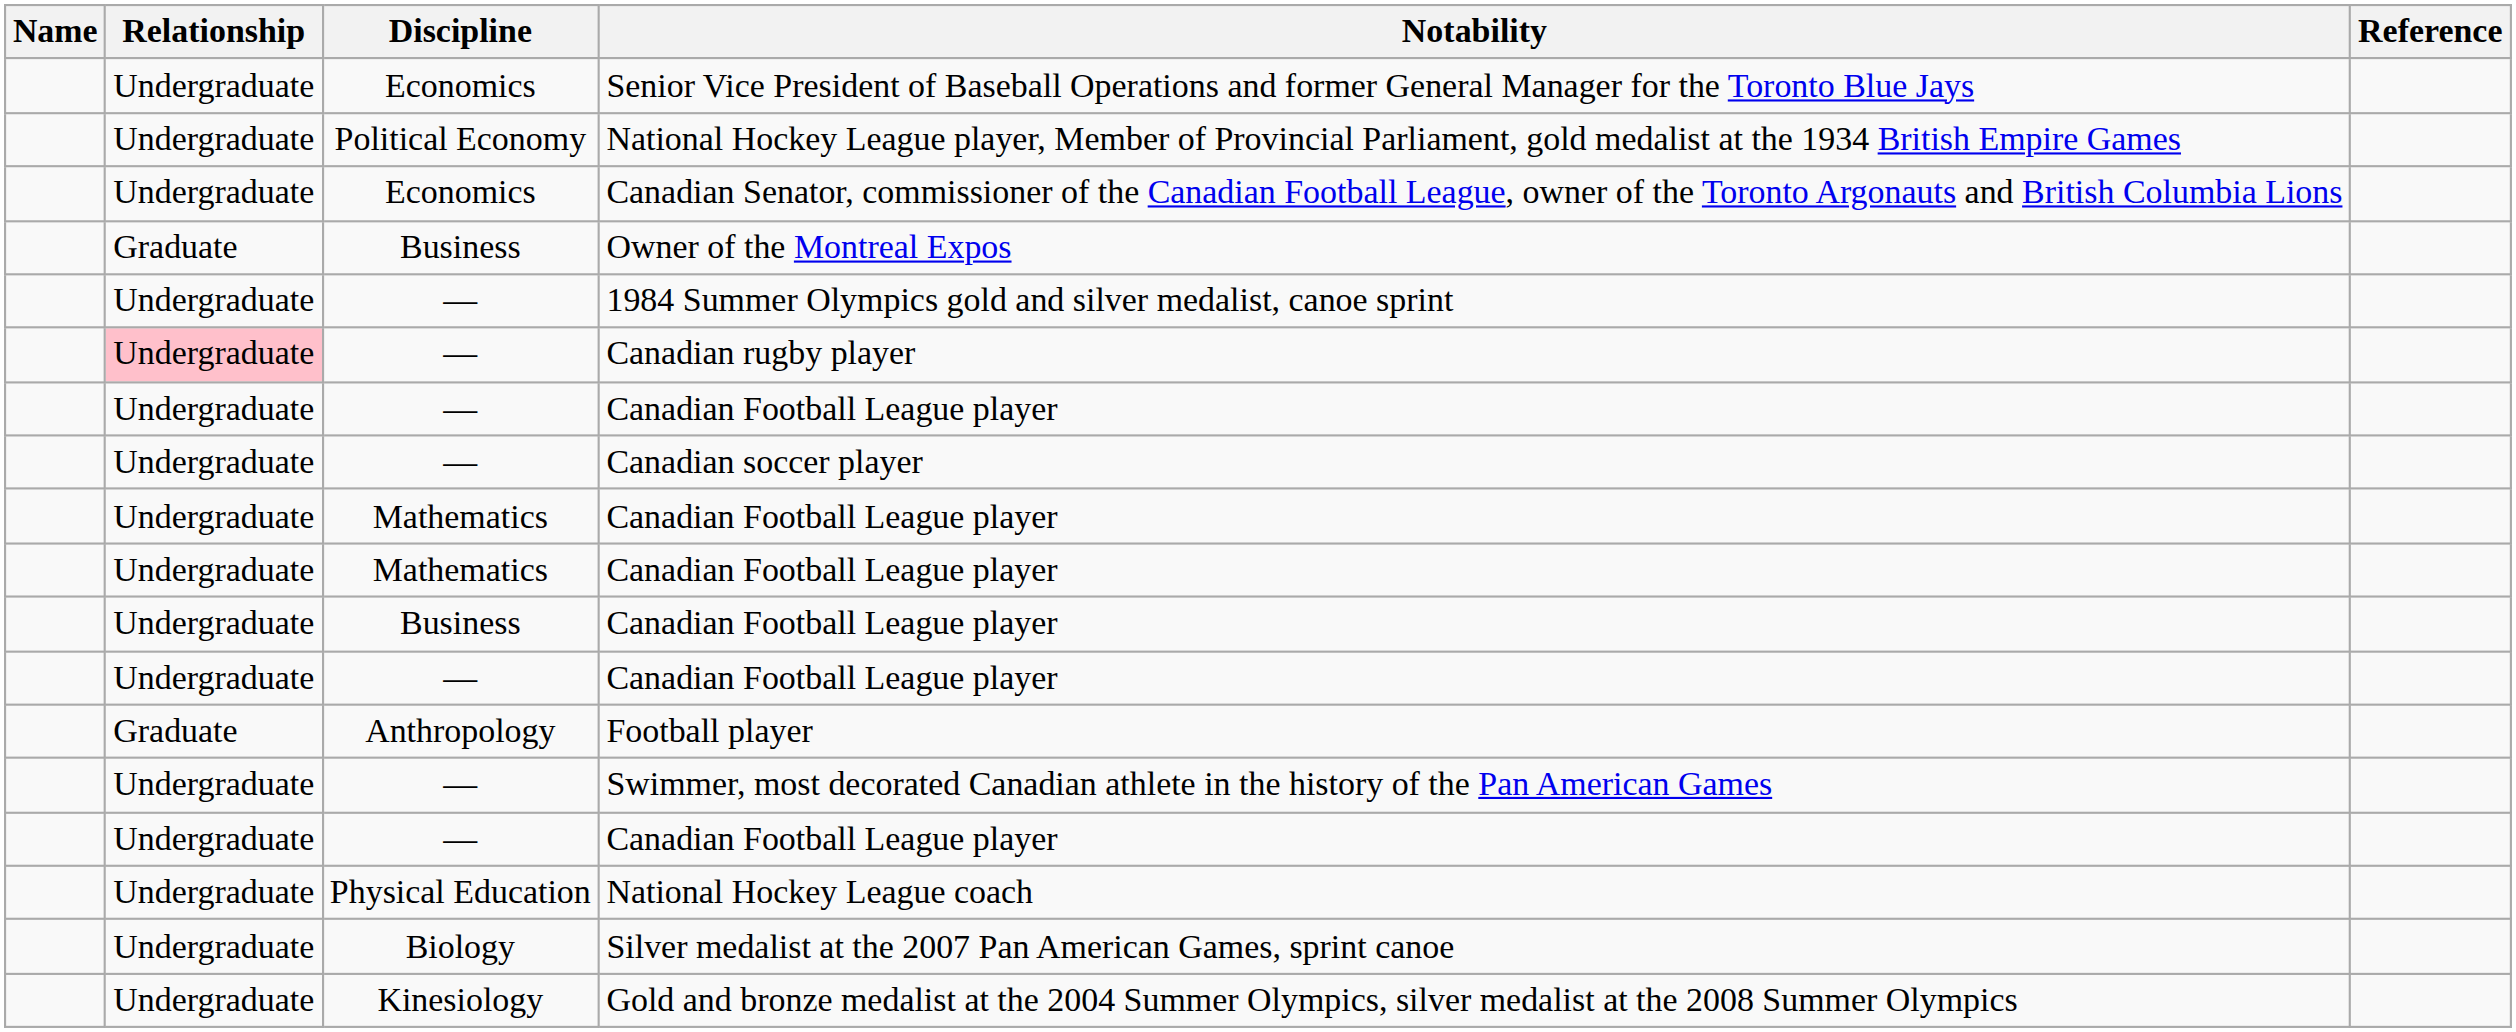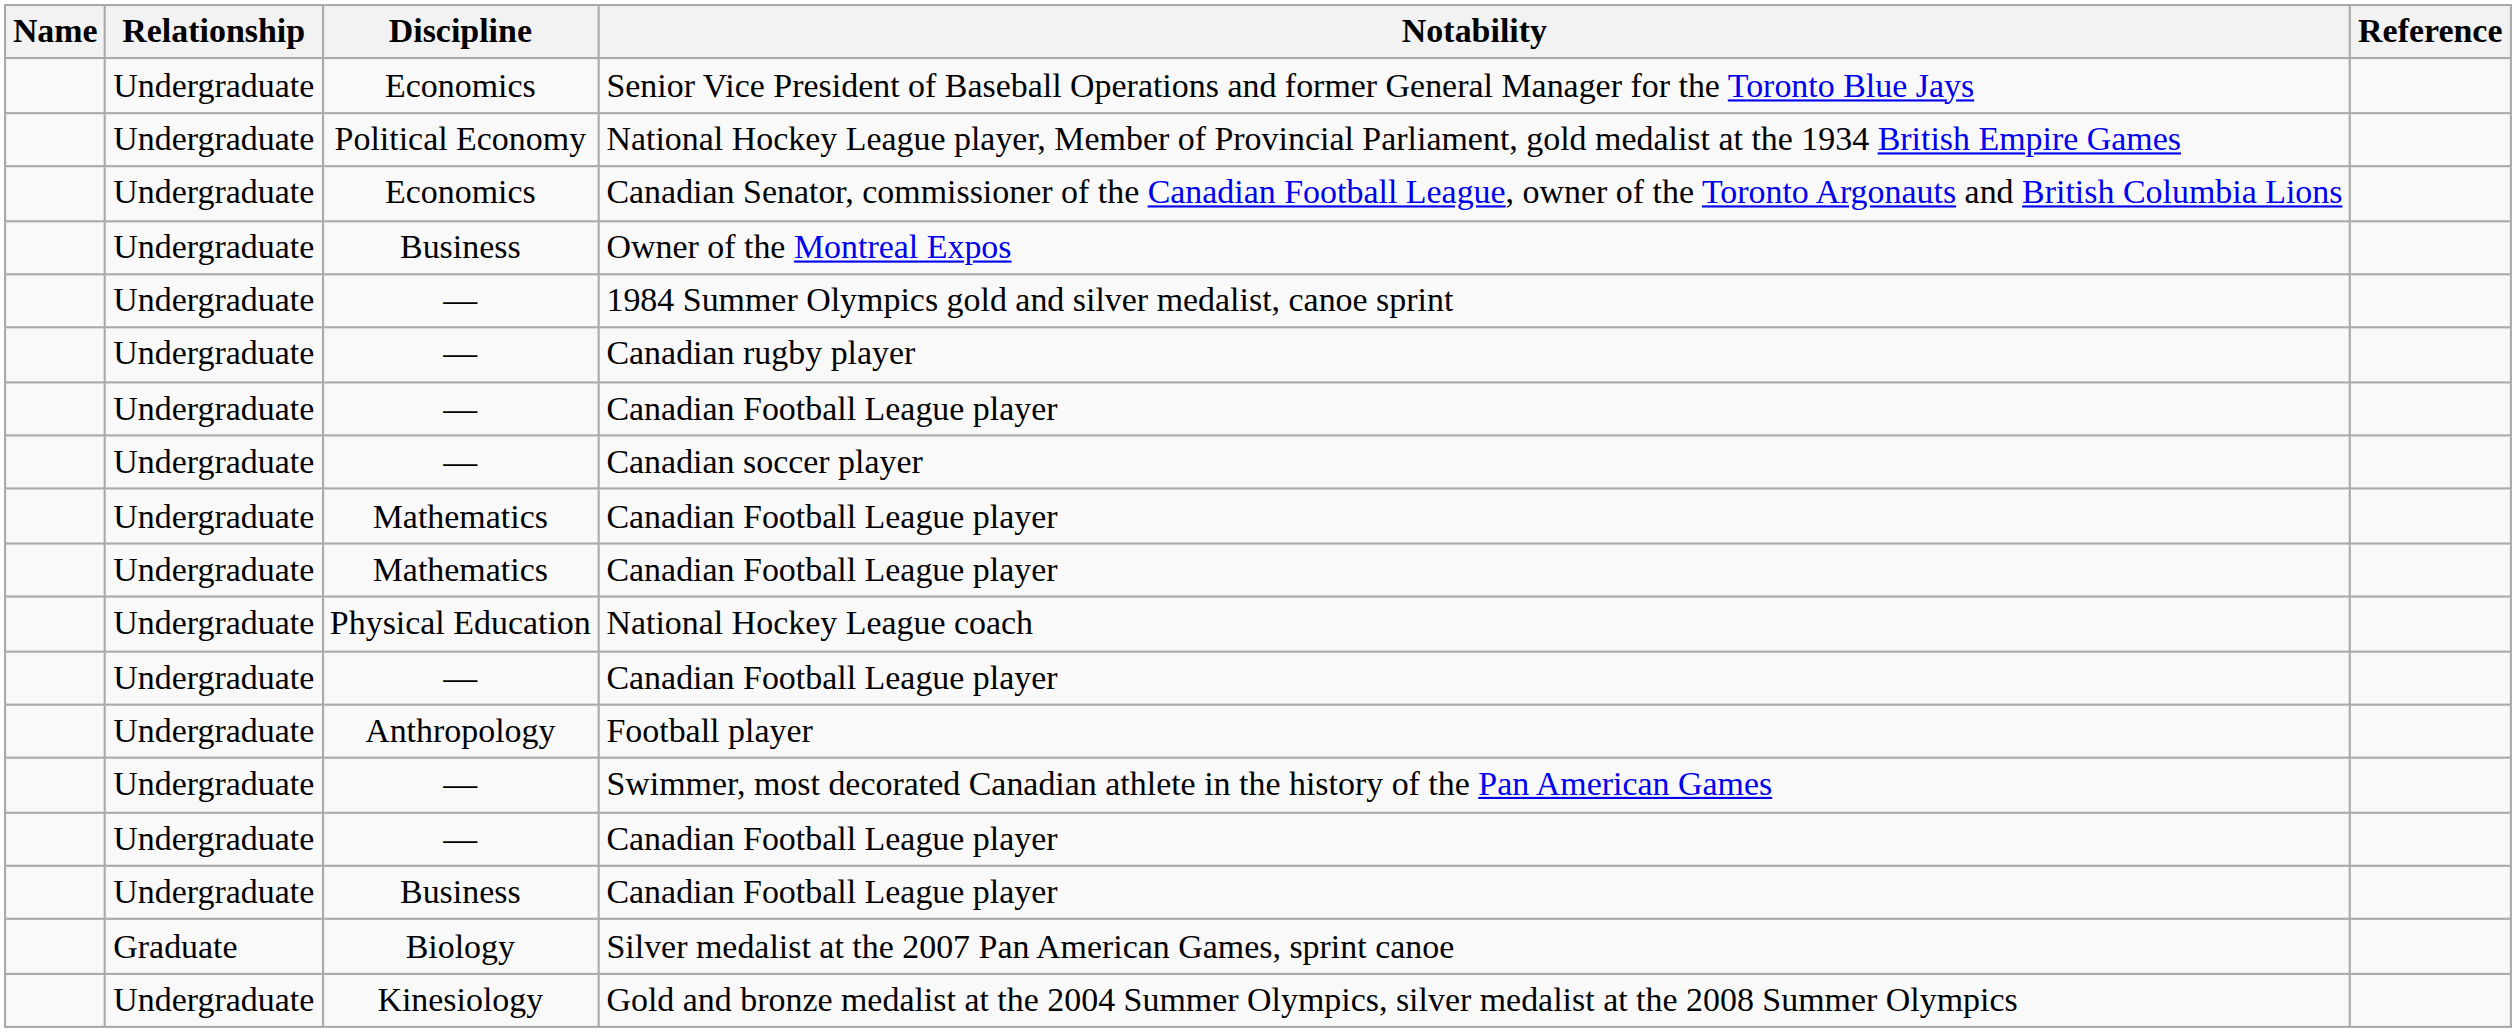(175, 246) Graduate -> (214, 246) Undergraduate
(214, 354) pink background -> (214, 354) no background
rows swapped: (460, 623) <-> (460, 892)
(175, 730) Graduate -> (214, 730) Undergraduate
(214, 945) Undergraduate -> (175, 945) Graduate
